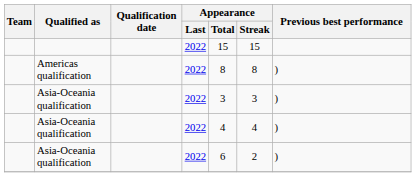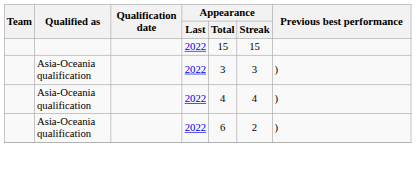- row: (19, 70)
